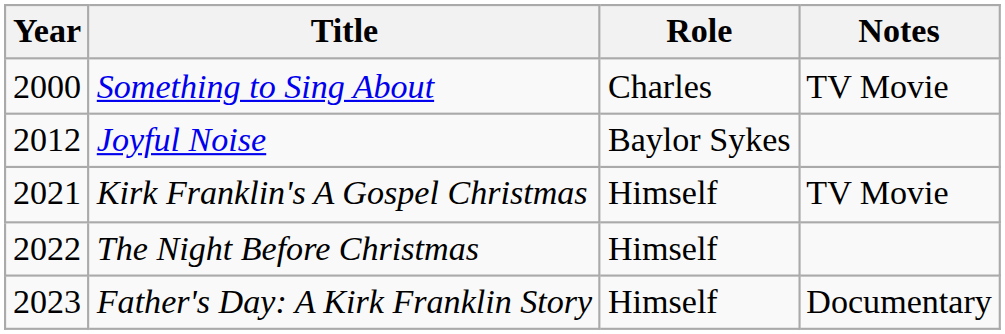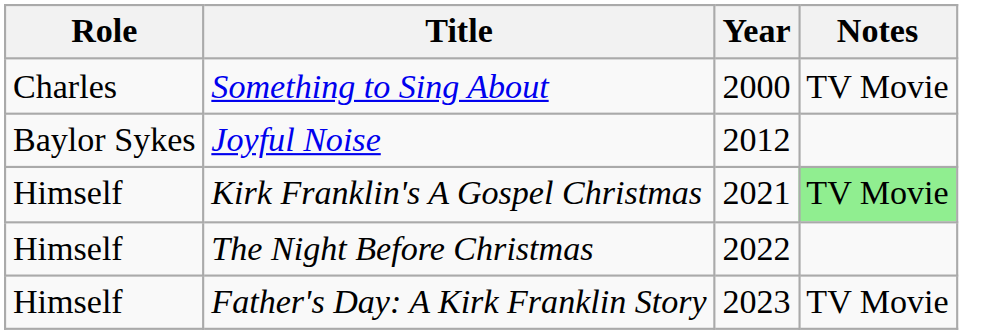columns swapped: (47, 31) <-> (699, 31)
(877, 193) no background -> (877, 193) lightgreen background
(899, 301) Documentary -> (877, 301) TV Movie
